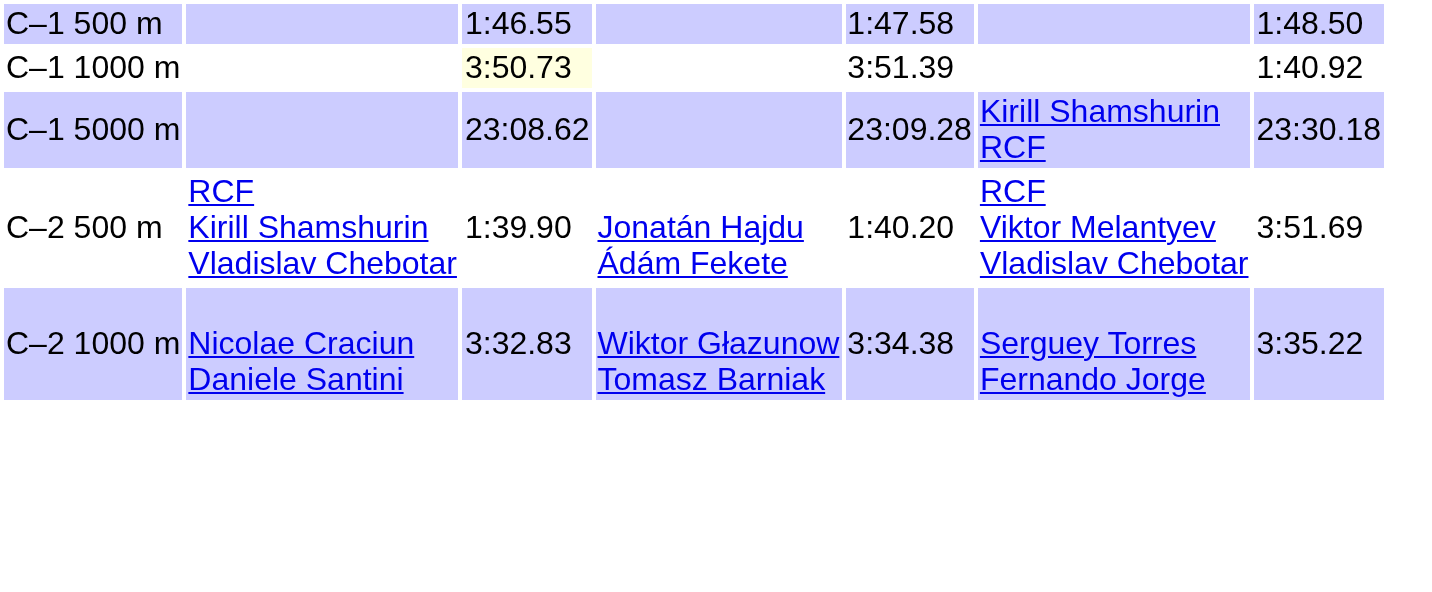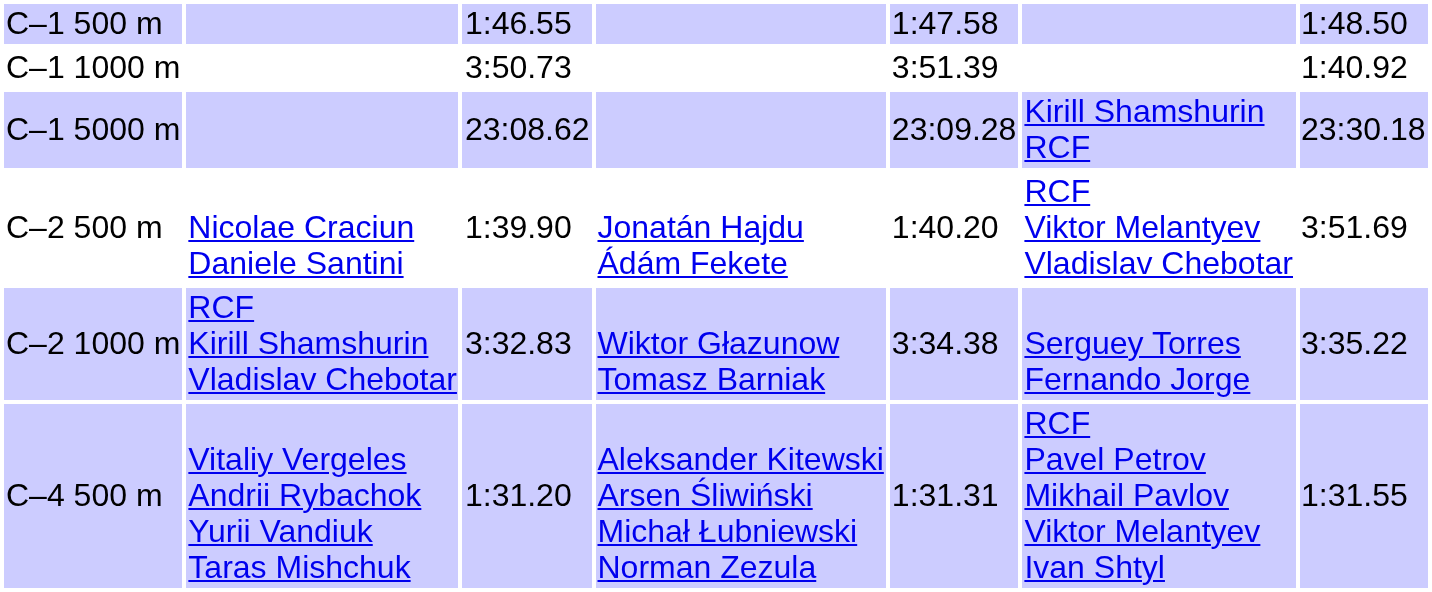(518, 67) lightyellow background -> (518, 67) no background
(323, 227) RCF Kirill Shamshurin Vladislav Chebotar -> (301, 245) Nicolae Craciun Daniele Santini
(301, 361) Nicolae Craciun Daniele Santini -> (323, 343) RCF Kirill Shamshurin Vladislav Chebotar
+ row: (84, 495)
